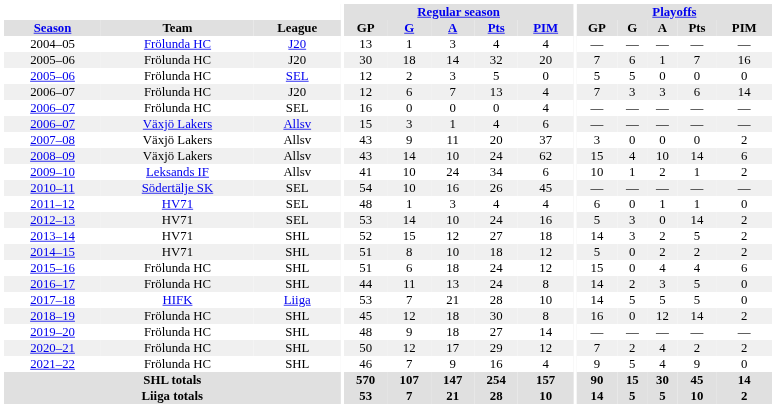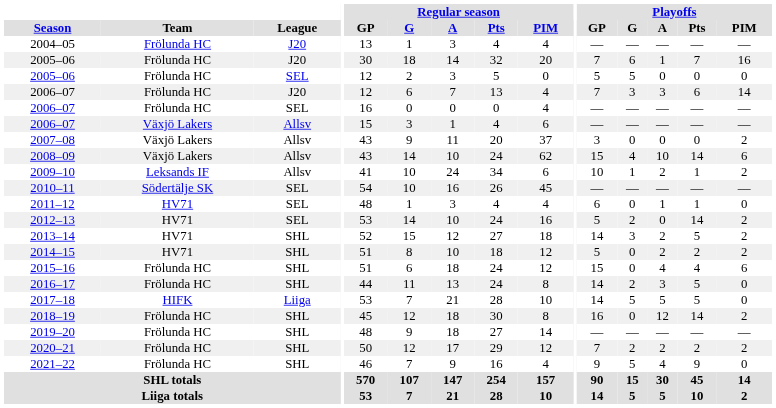(632, 220) 3 -> (632, 220) 2
(662, 348) 4 -> (662, 348) 2
